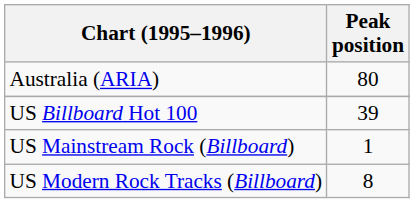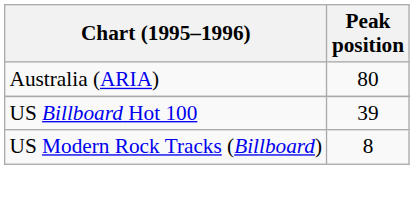- row: (152, 146)
